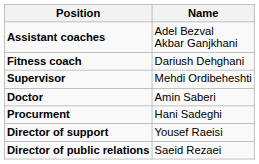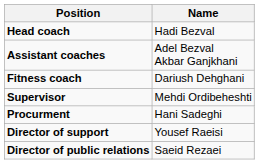+ row: (38, 31)
- row: (25, 97)
